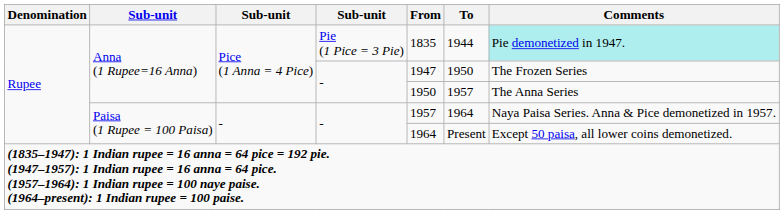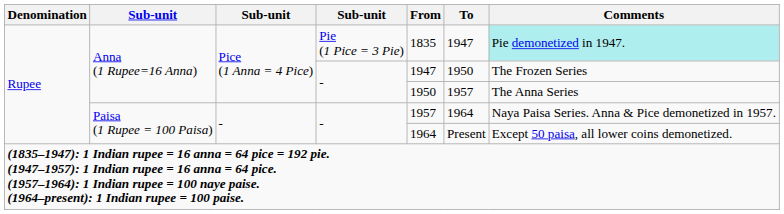(460, 43) 1944 -> (460, 43) 1947
